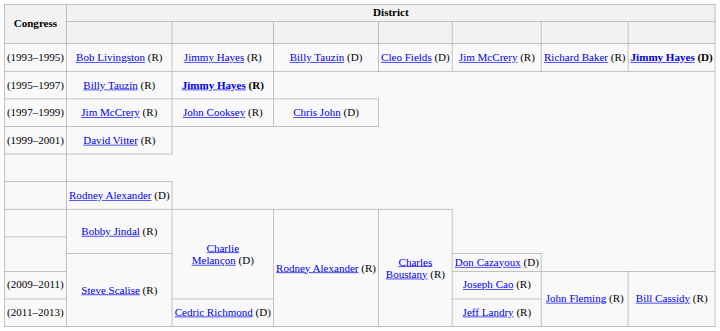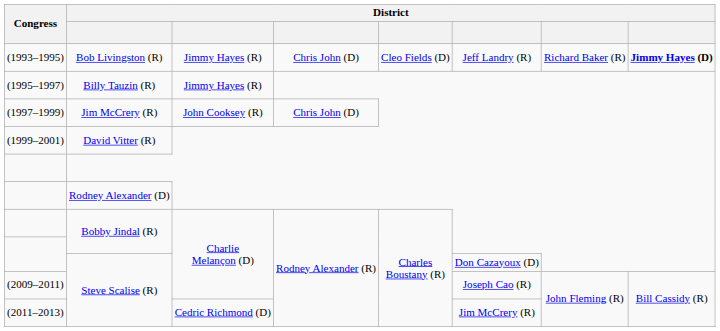(326, 57) Billy Tauzin (D) -> (326, 57) Chris John (D)
(497, 57) Jim McCrery (R) -> (497, 57) Jeff Landry (R)
(223, 85) bold -> (223, 85) normal
(497, 312) Jeff Landry (R) -> (497, 312) Jim McCrery (R)
